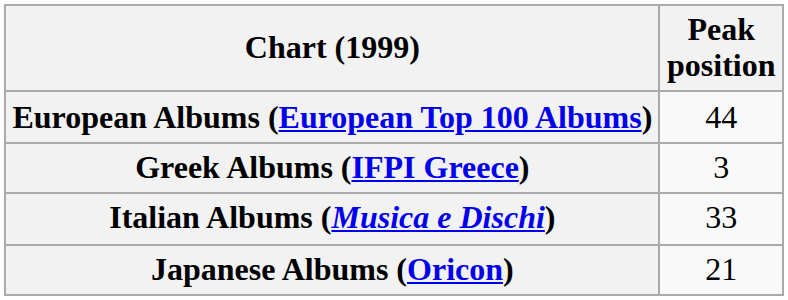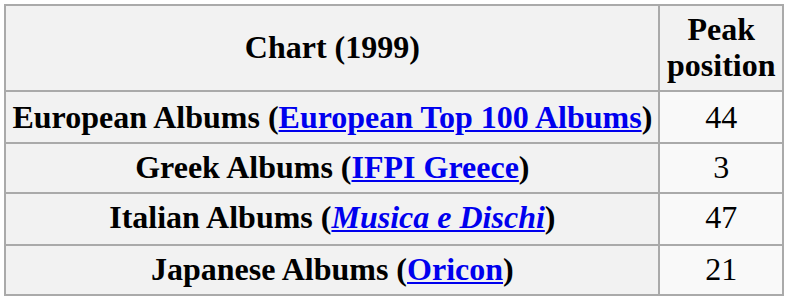(721, 218) 33 -> (721, 218) 47
